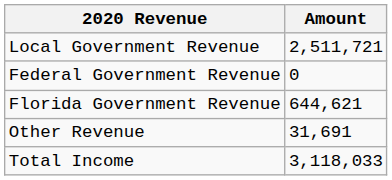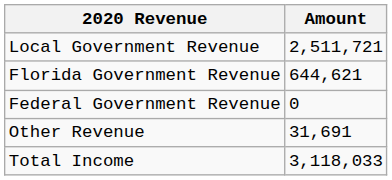rows swapped: (145, 104) <-> (145, 76)
